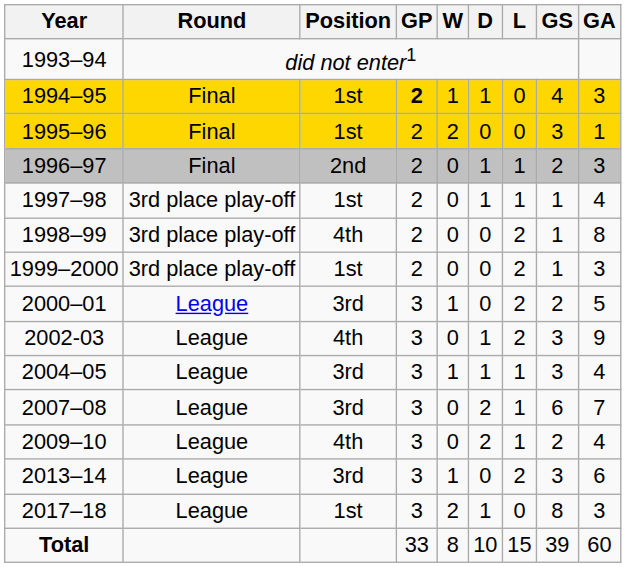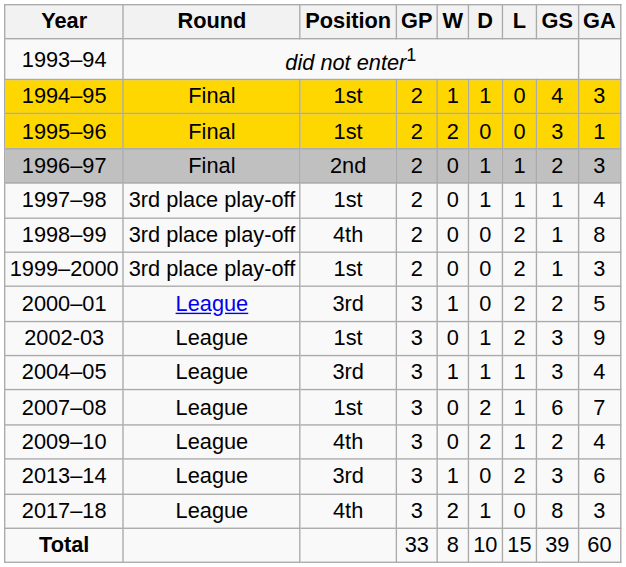(417, 96) bold -> (417, 96) normal
(348, 338) 4th -> (348, 338) 1st
(348, 407) 3rd -> (348, 407) 1st
(348, 510) 1st -> (348, 510) 4th
